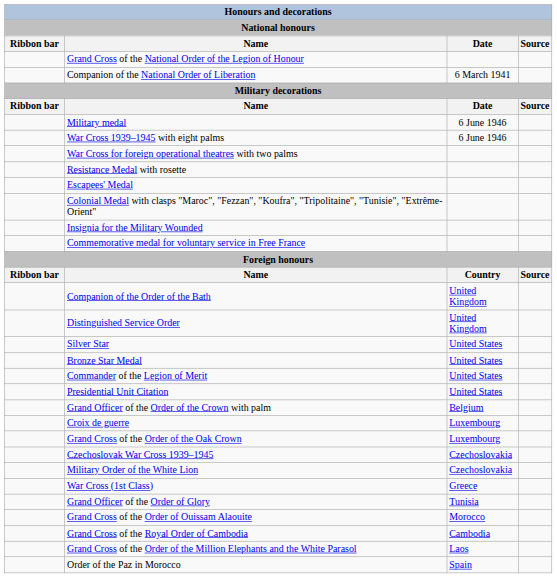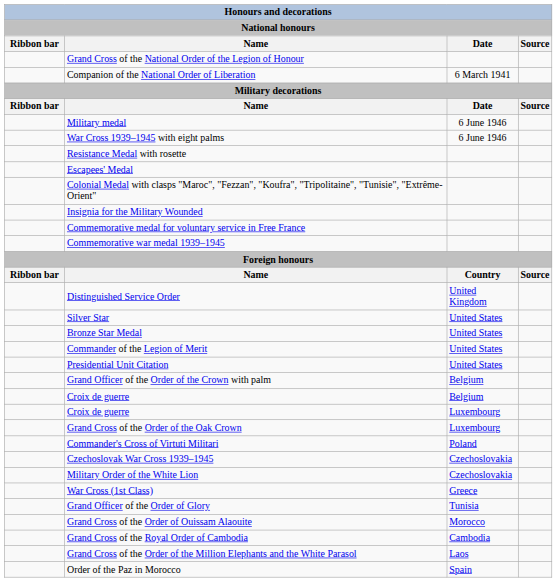- row: (182, 153)
+ row: (146, 243)
- row: (139, 296)
+ row: (98, 396)
+ row: (143, 443)
